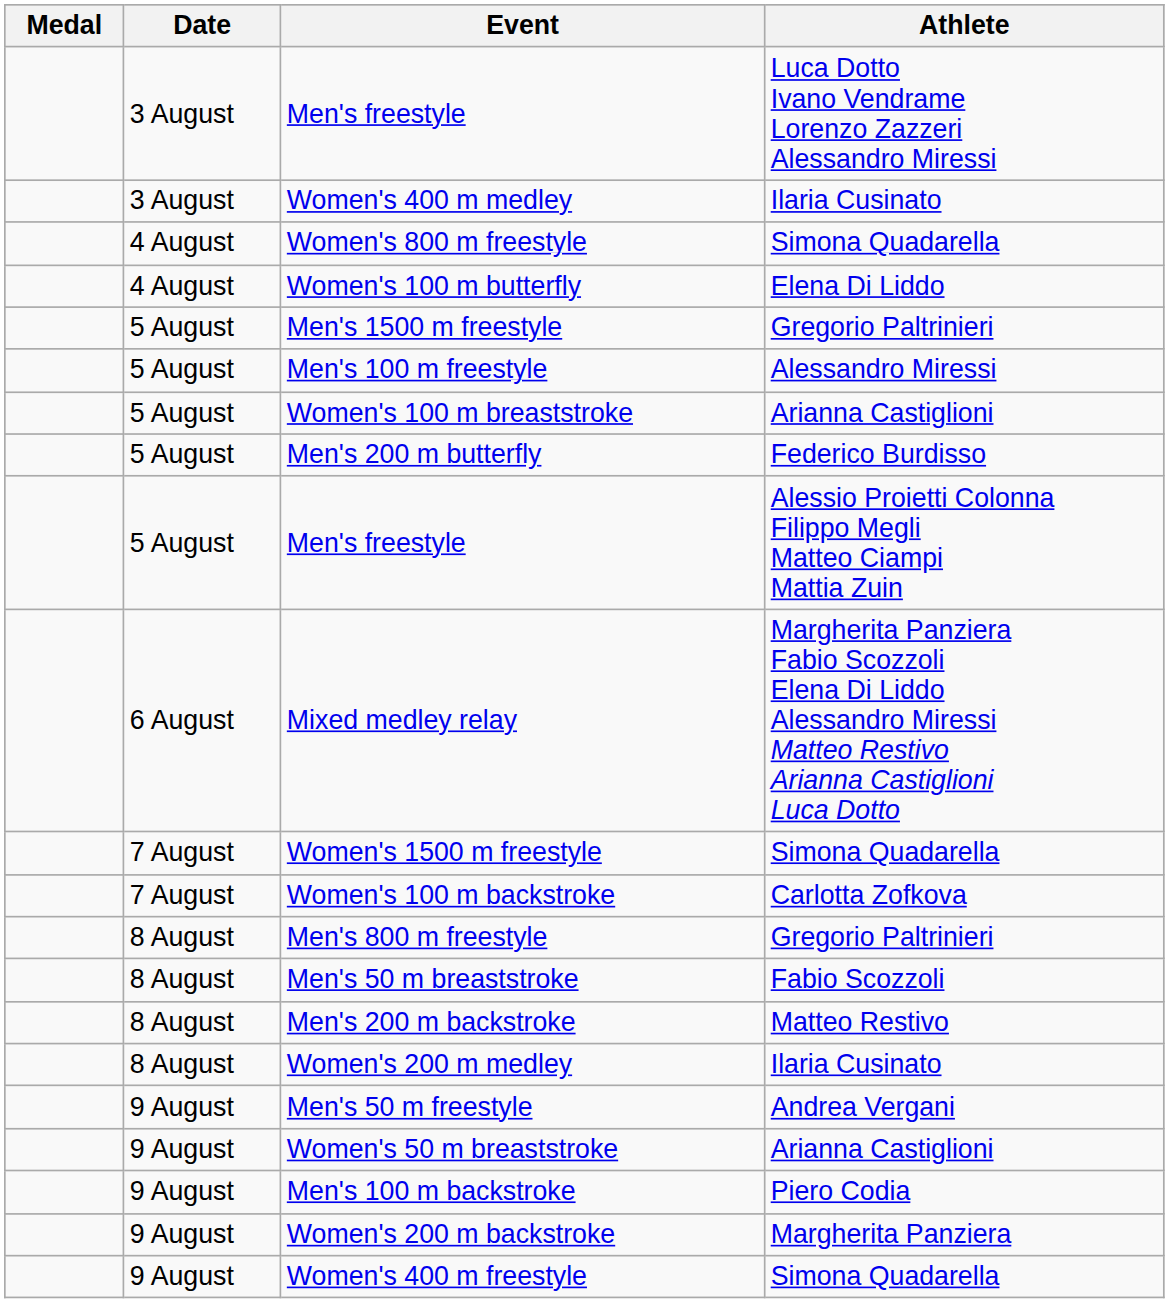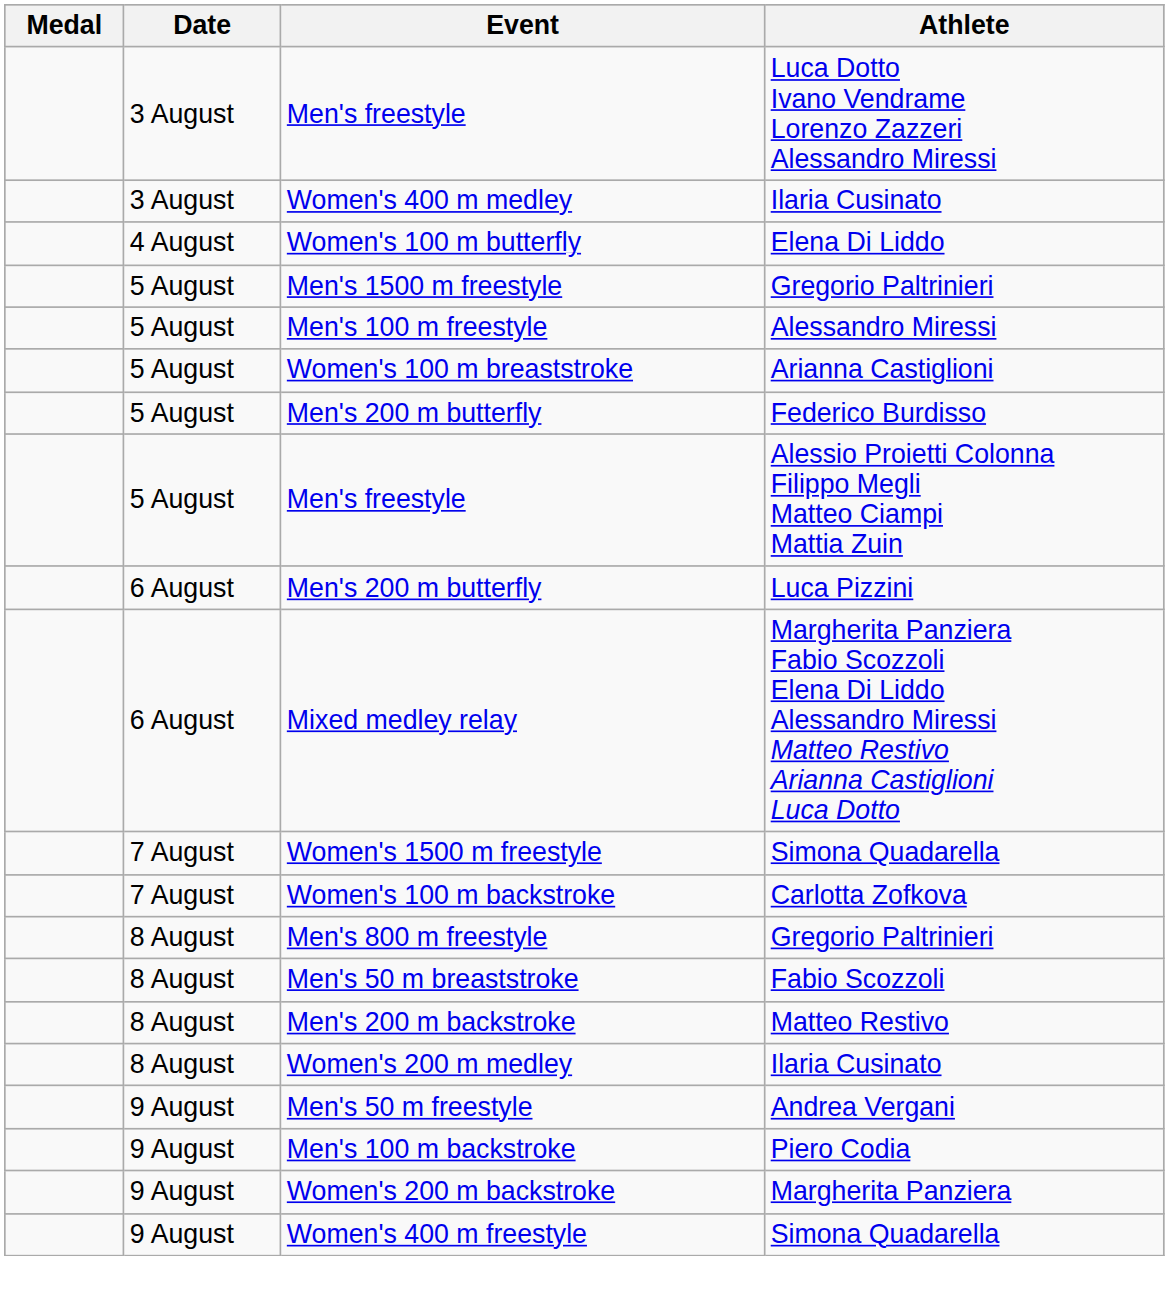- row: (437, 242)
+ row: (414, 587)
- row: (452, 1149)
